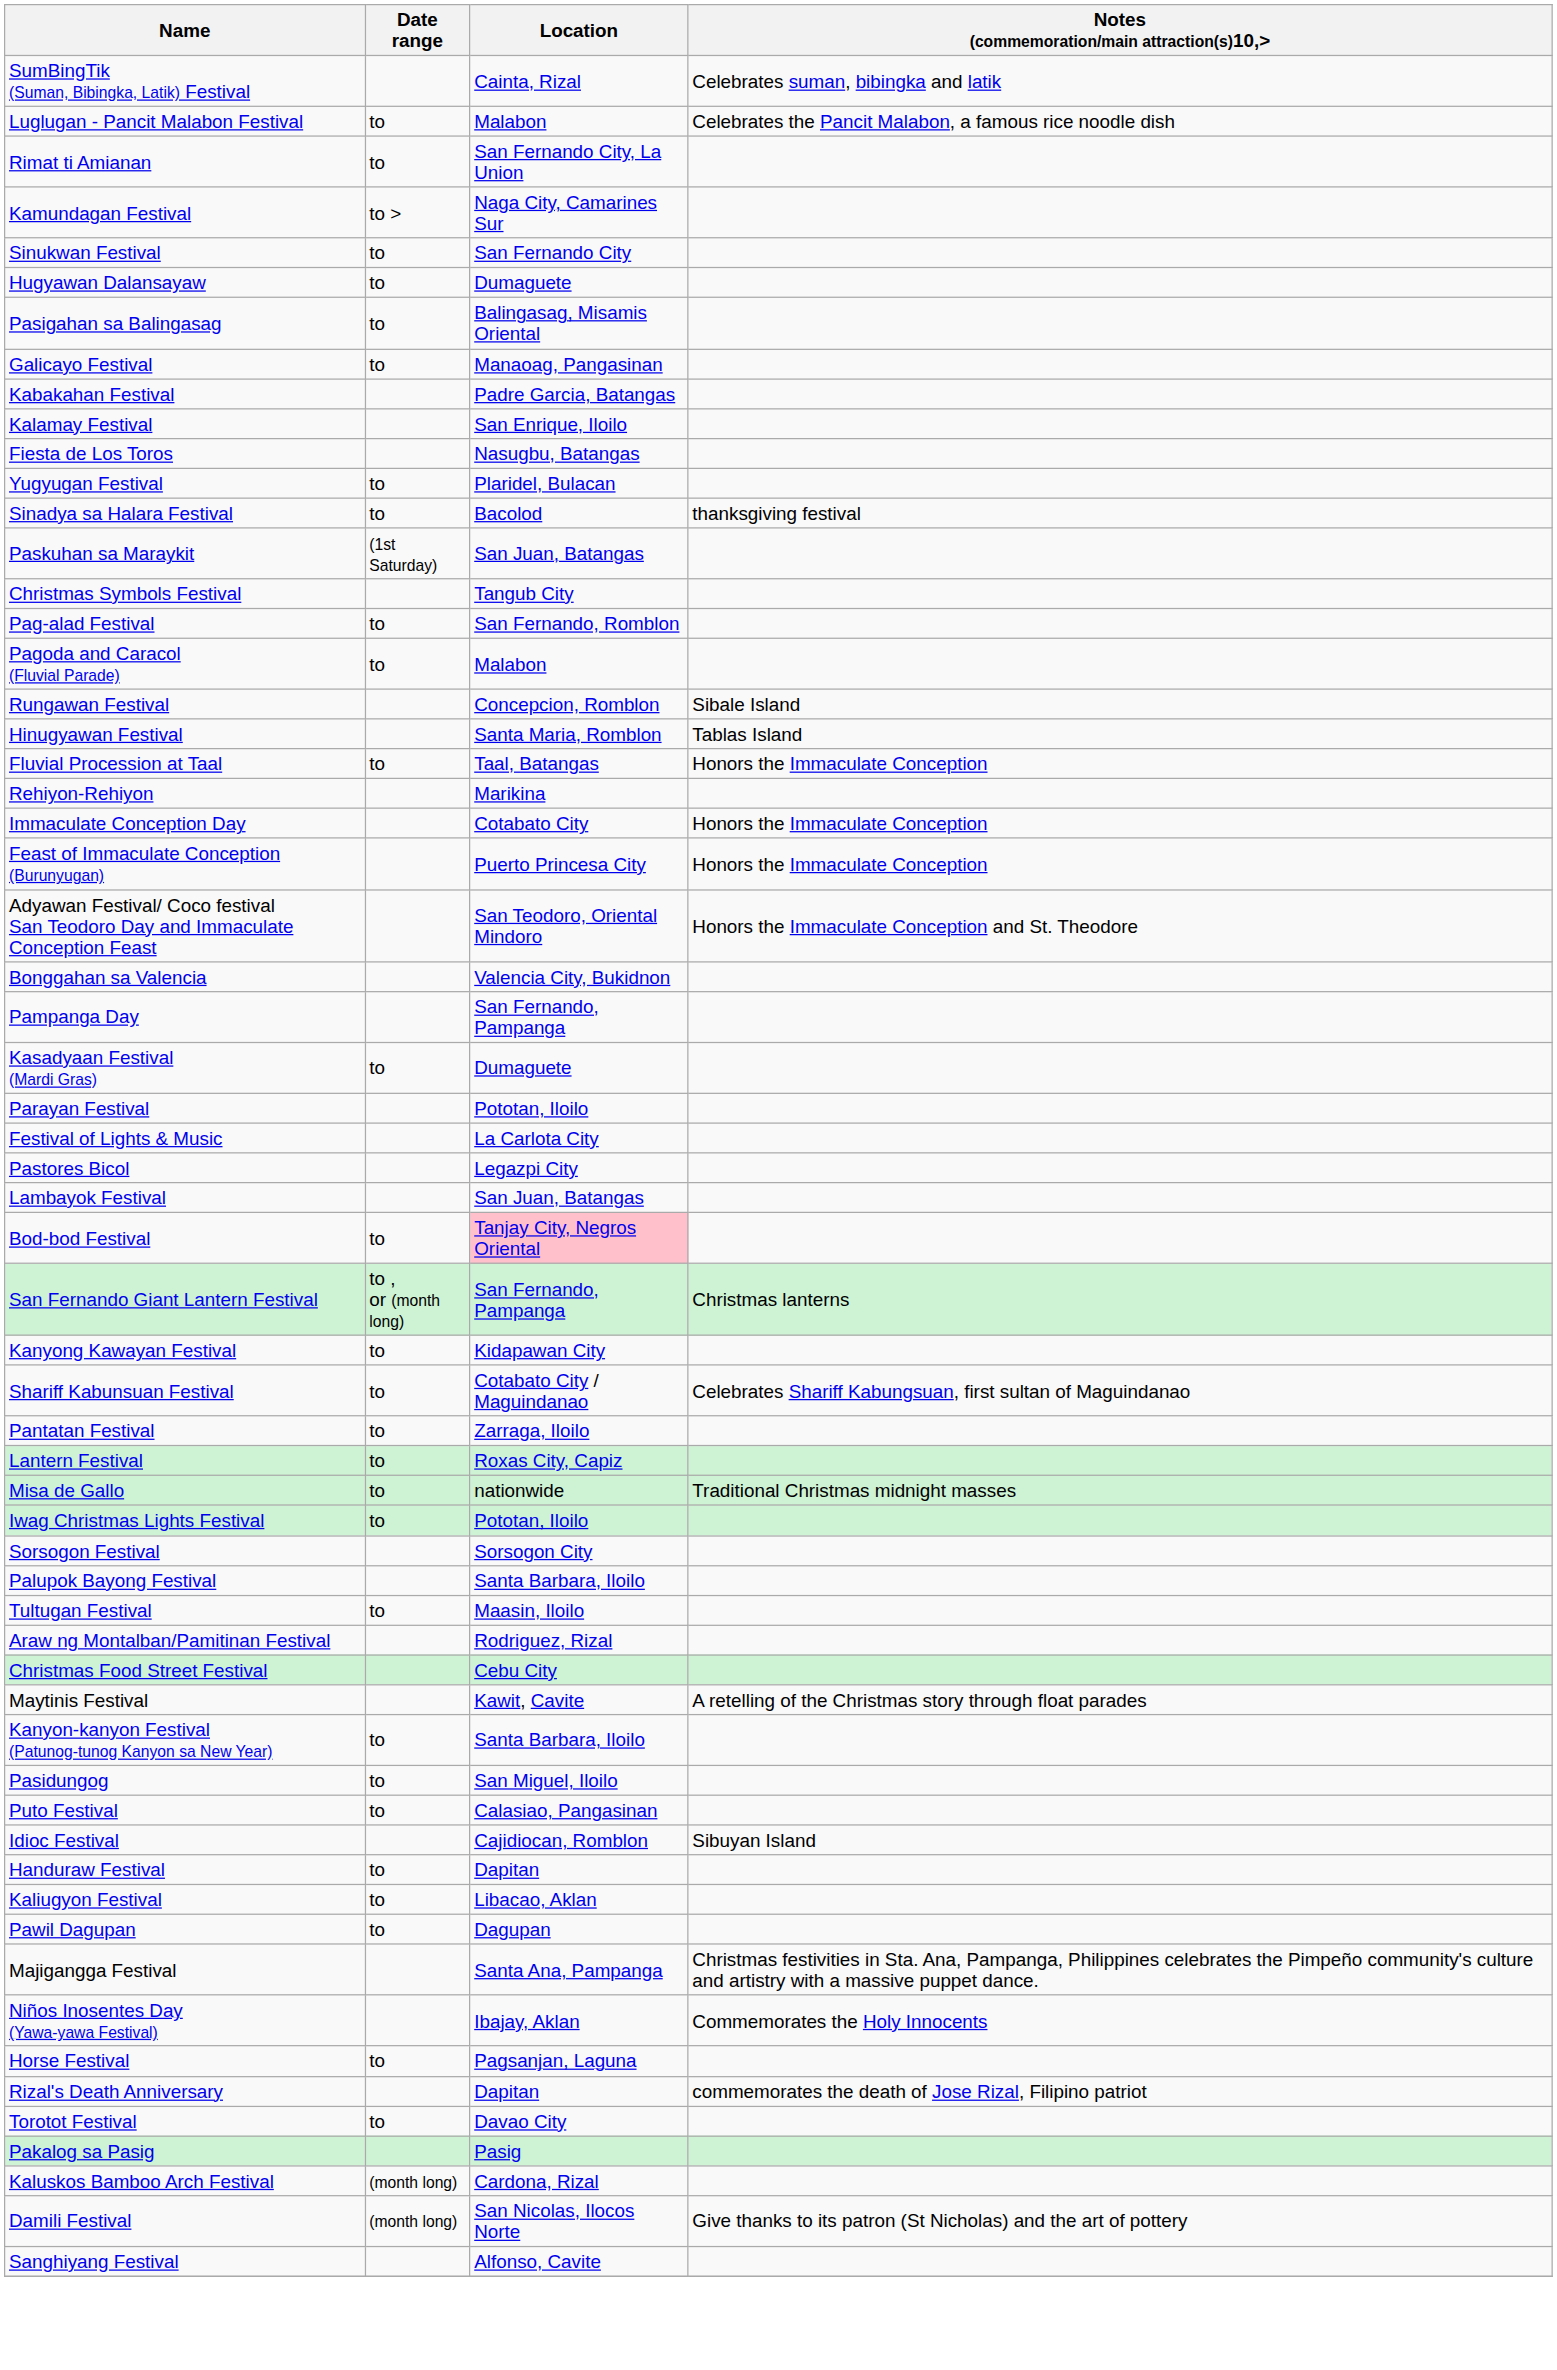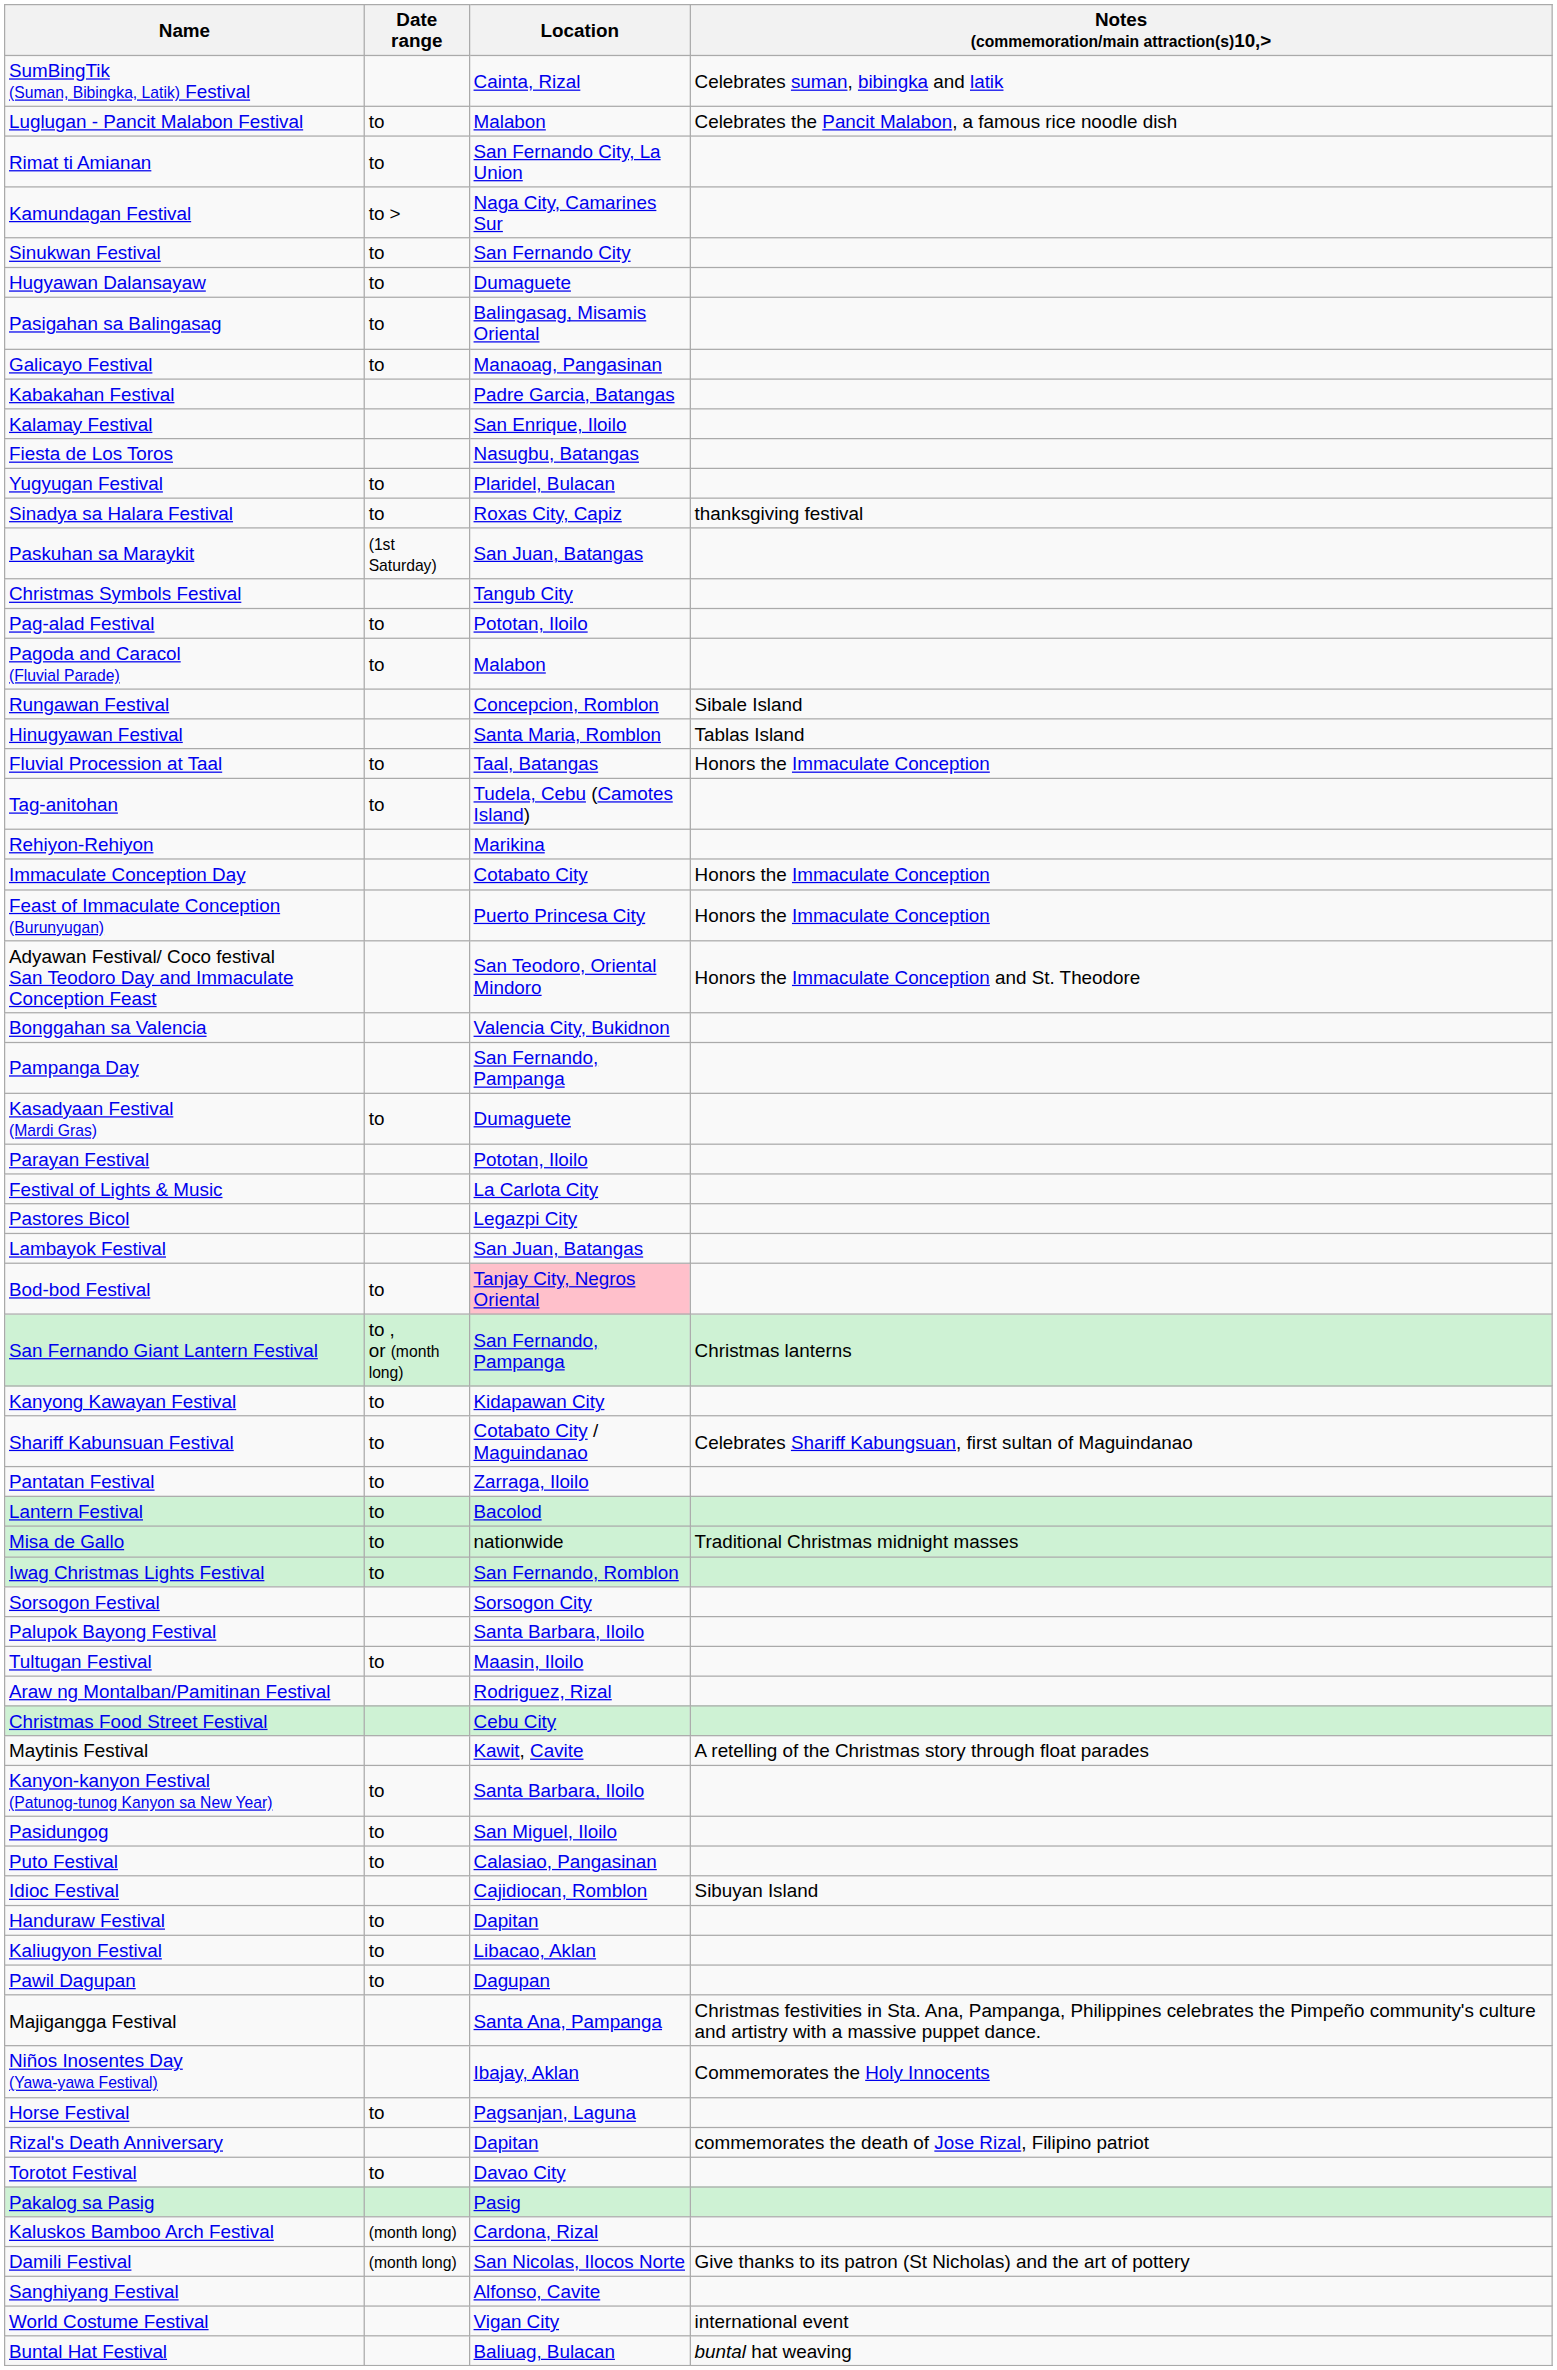(508, 513) Bacolod -> (548, 513) Roxas City, Capiz
(577, 624) San Fernando, Romblon -> (531, 624) Pototan, Iloilo
+ row: (63, 804)
(548, 1461) Roxas City, Capiz -> (508, 1512) Bacolod
(531, 1521) Pototan, Iloilo -> (576, 1572) San Fernando, Romblon
+ row: (109, 2321)
+ row: (88, 2351)
